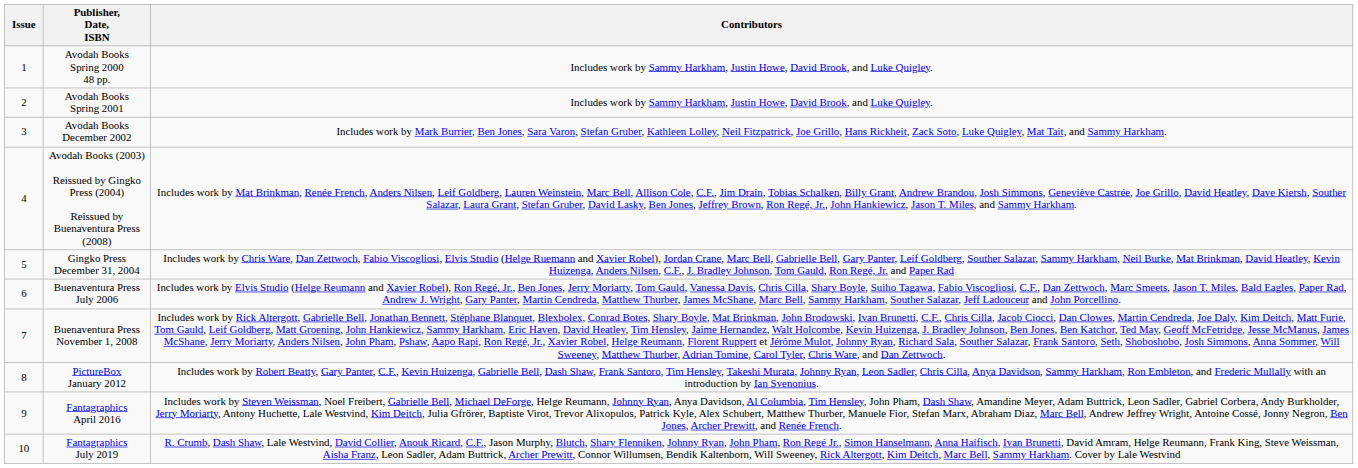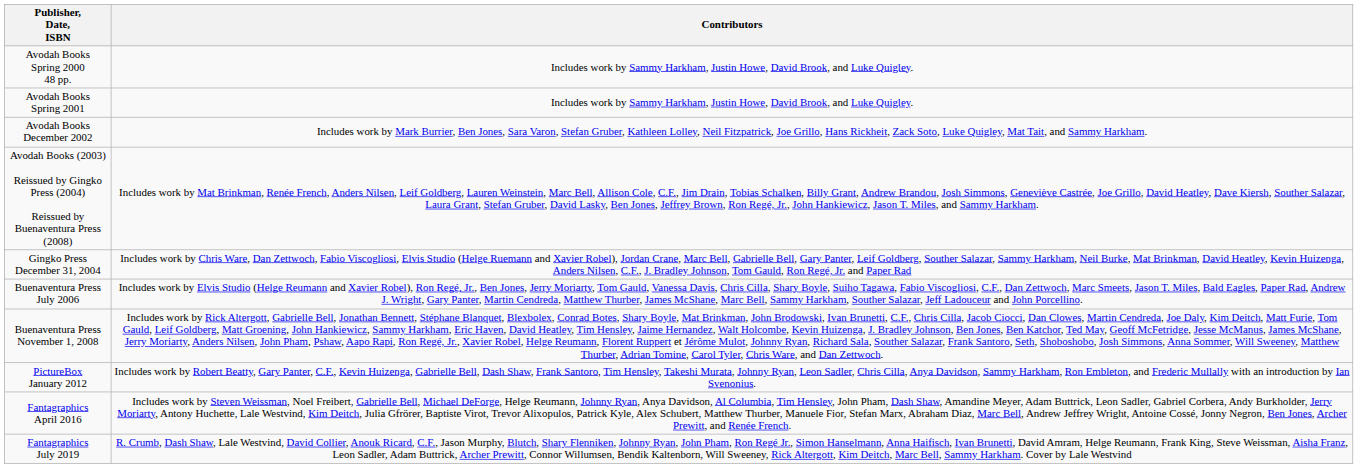- column: (24, 25)
